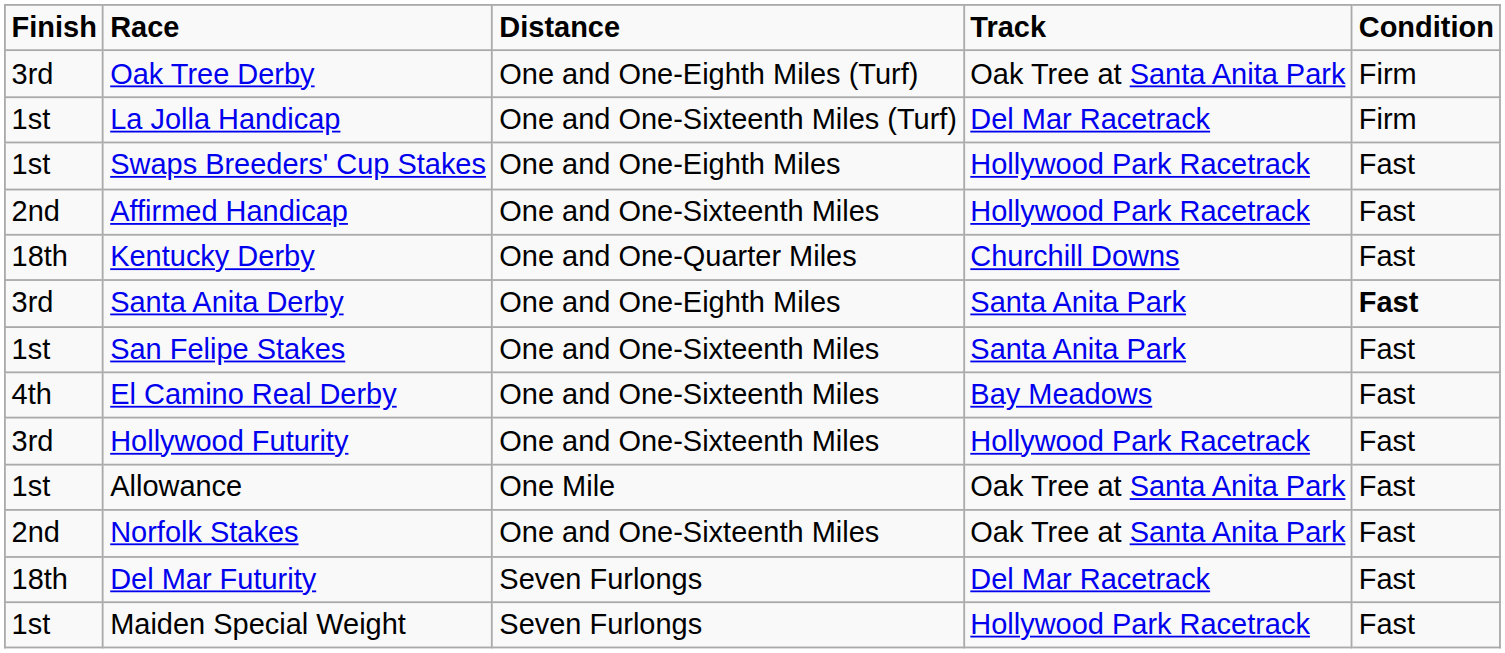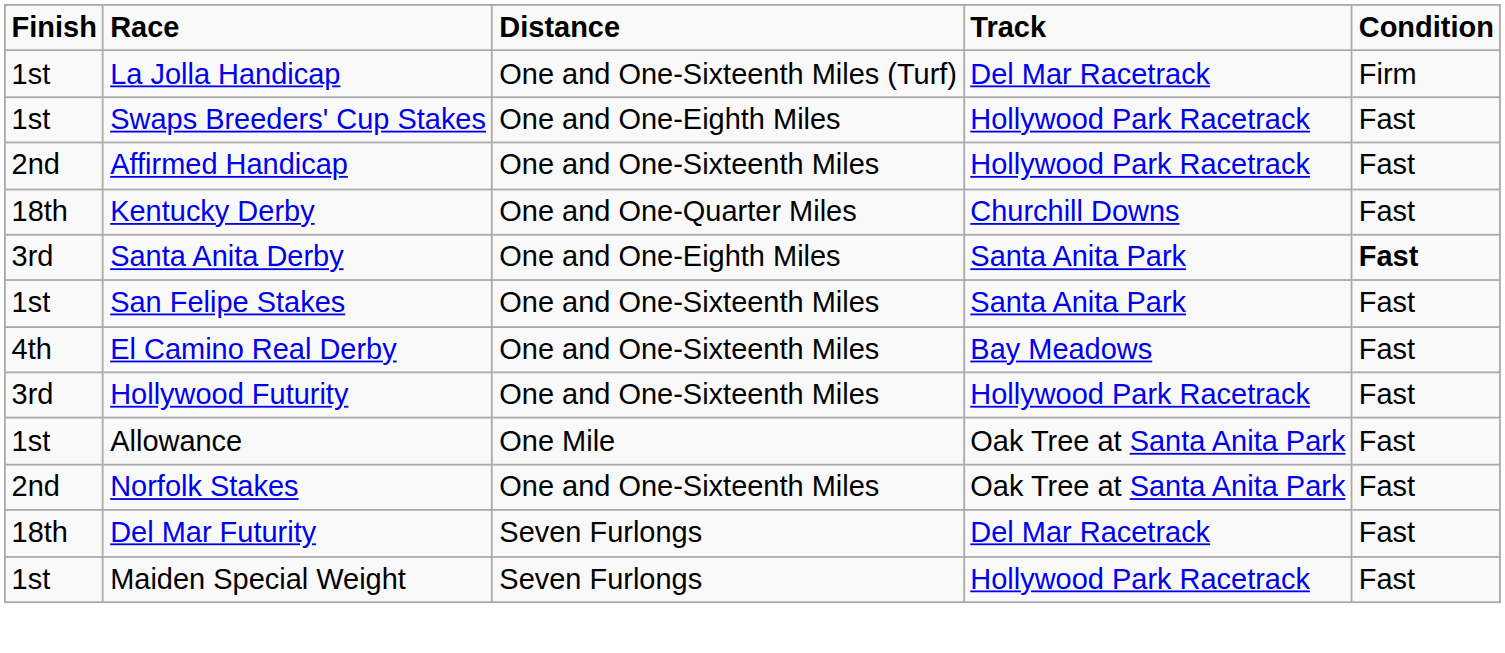- row: (212, 73)
